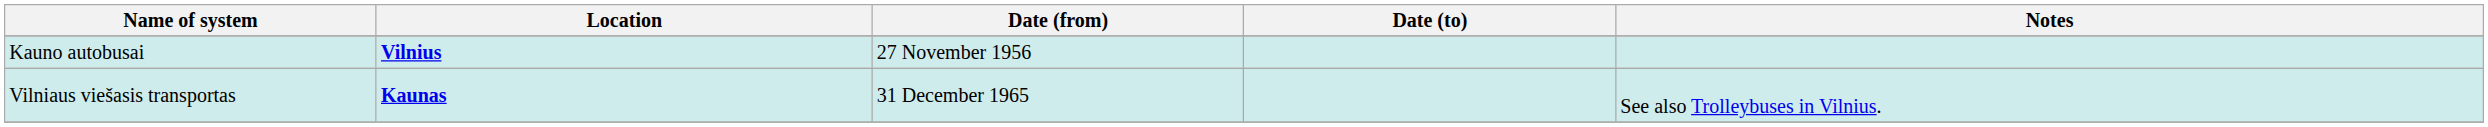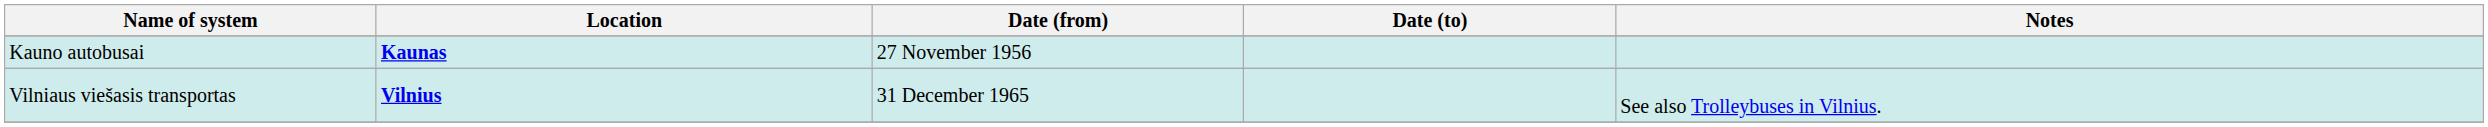(411, 52) Vilnius -> (414, 52) Kaunas
(414, 95) Kaunas -> (411, 95) Vilnius
